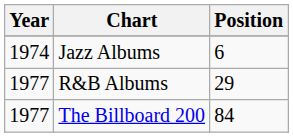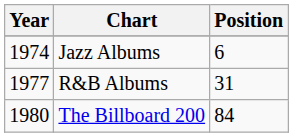(224, 83) 29 -> (224, 83) 31
(29, 115) 1977 -> (29, 115) 1980
